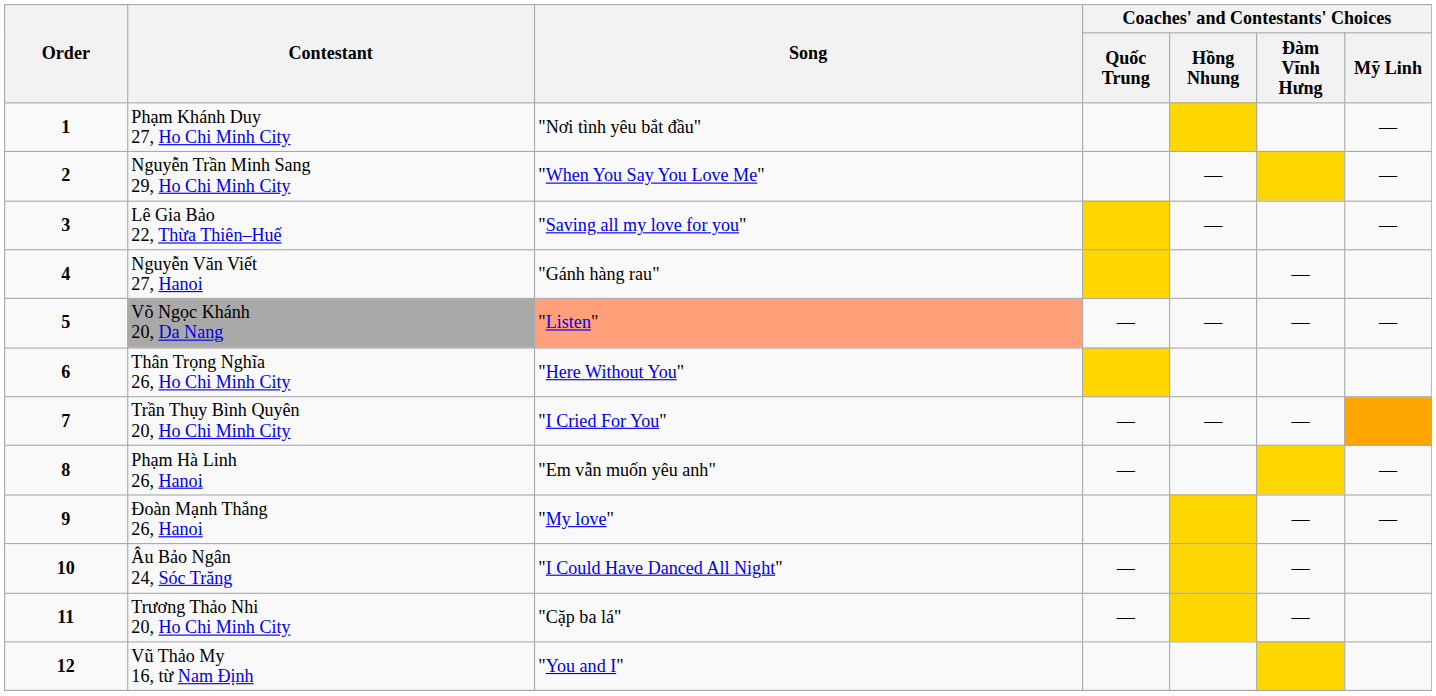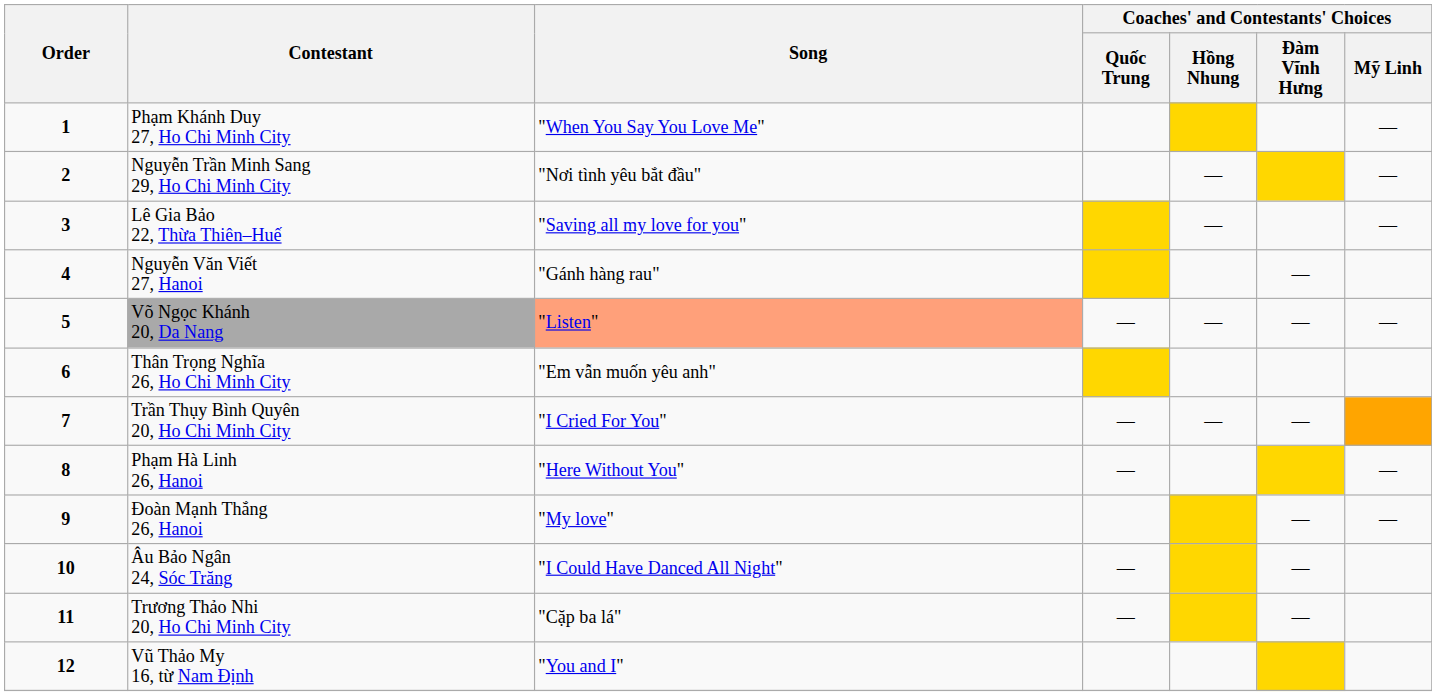(620, 127) "Nơi tình yêu bắt đầu" -> (651, 127) "When You Say You Love Me"
(651, 176) "When You Say You Love Me" -> (620, 176) "Nơi tình yêu bắt đầu"
(611, 372) "Here Without You" -> (627, 372) "Em vẫn muốn yêu anh"
(627, 470) "Em vẫn muốn yêu anh" -> (611, 470) "Here Without You"
